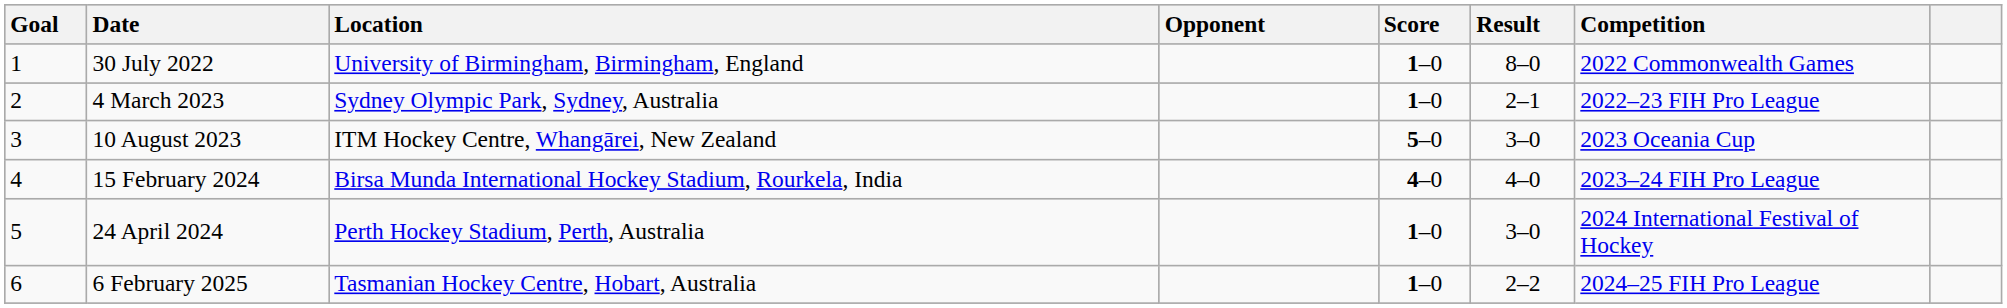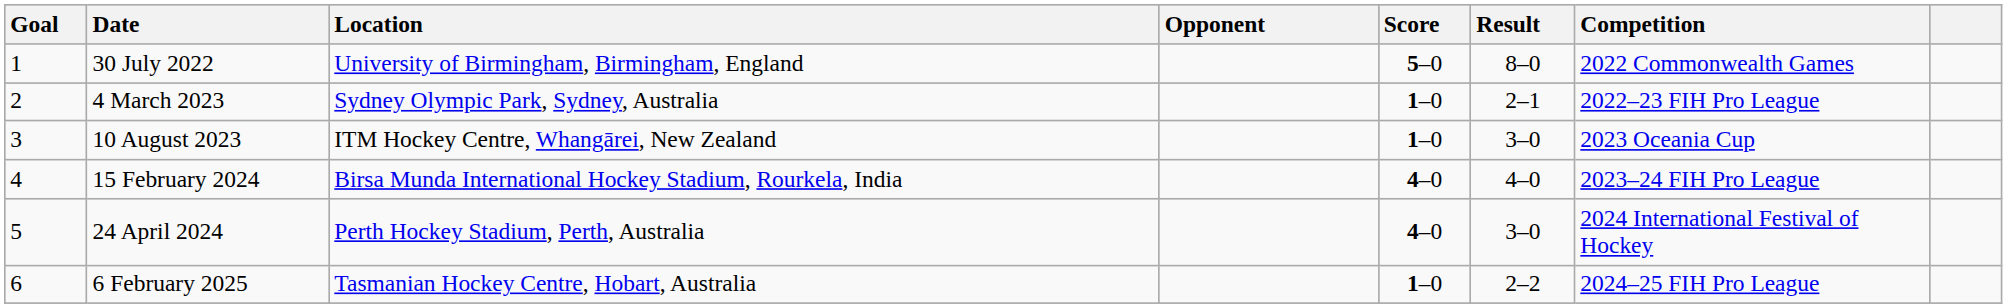(1425, 62) 1–0 -> (1425, 62) 5–0
(1425, 140) 5–0 -> (1425, 140) 1–0
(1425, 231) 1–0 -> (1425, 231) 4–0
